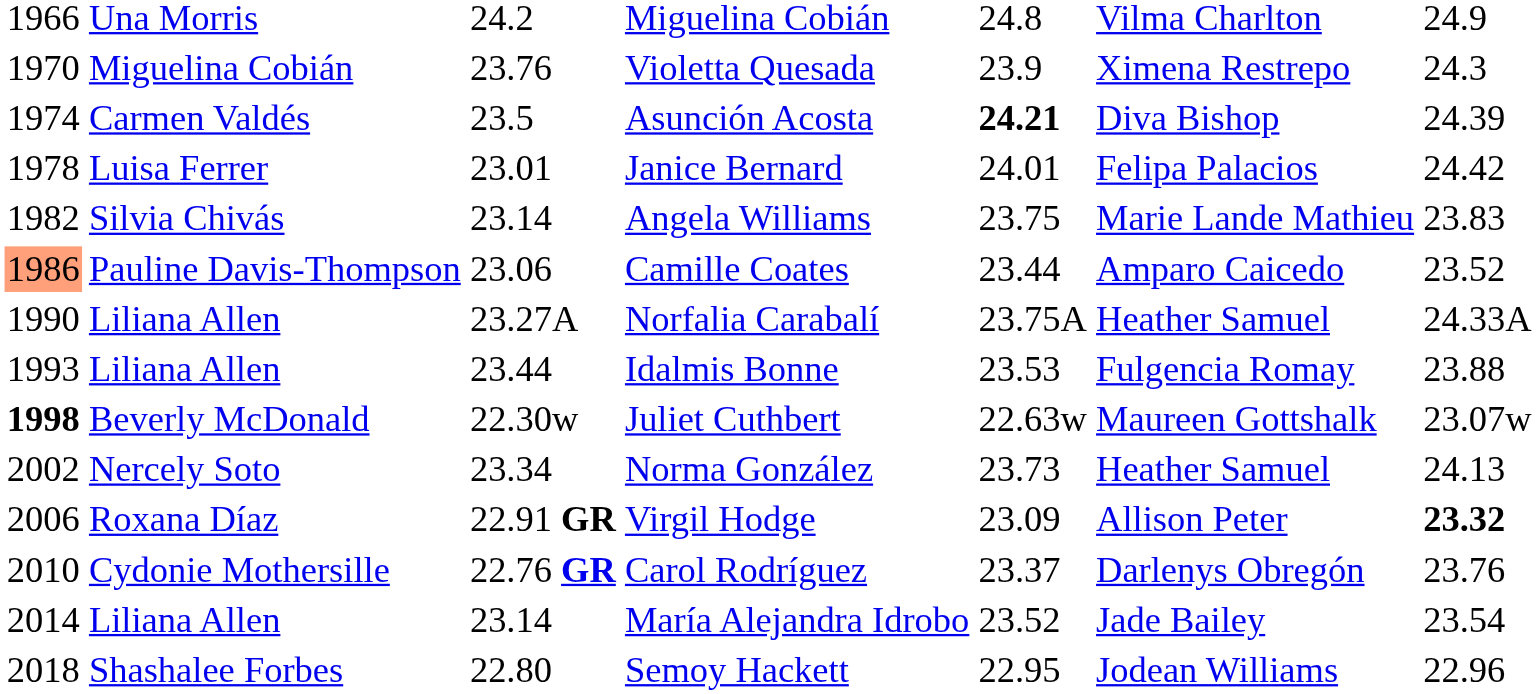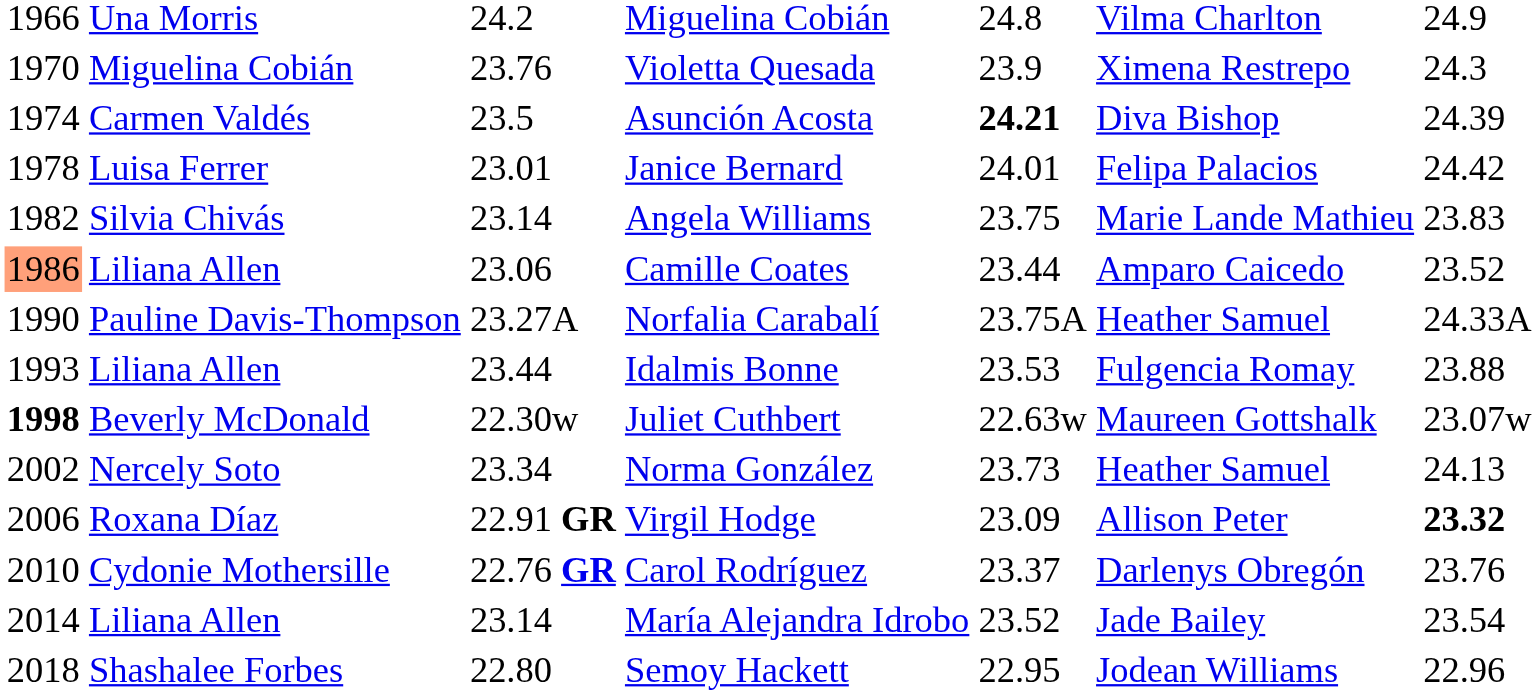(275, 268) Pauline Davis-Thompson -> (185, 268) Liliana Allen
(185, 318) Liliana Allen -> (275, 318) Pauline Davis-Thompson
